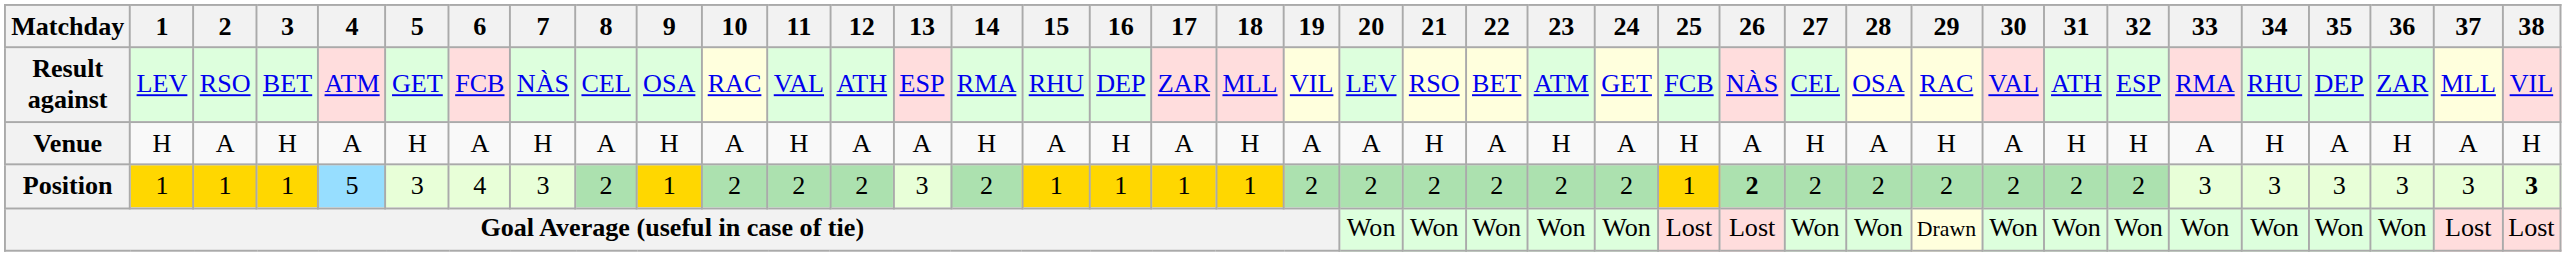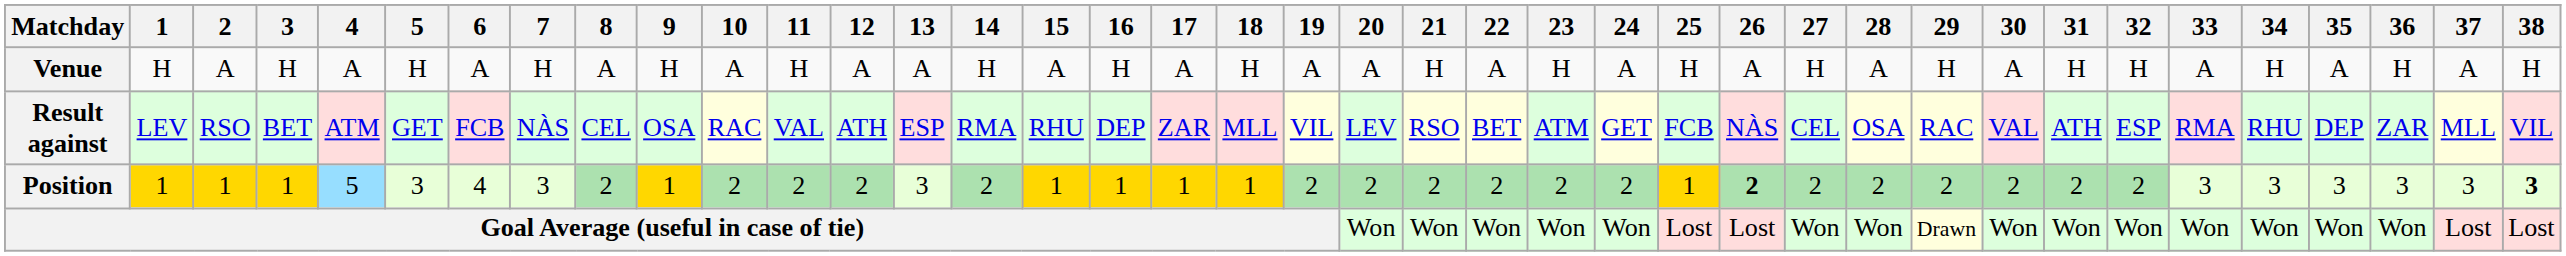rows swapped: (68, 84) <-> (68, 142)
